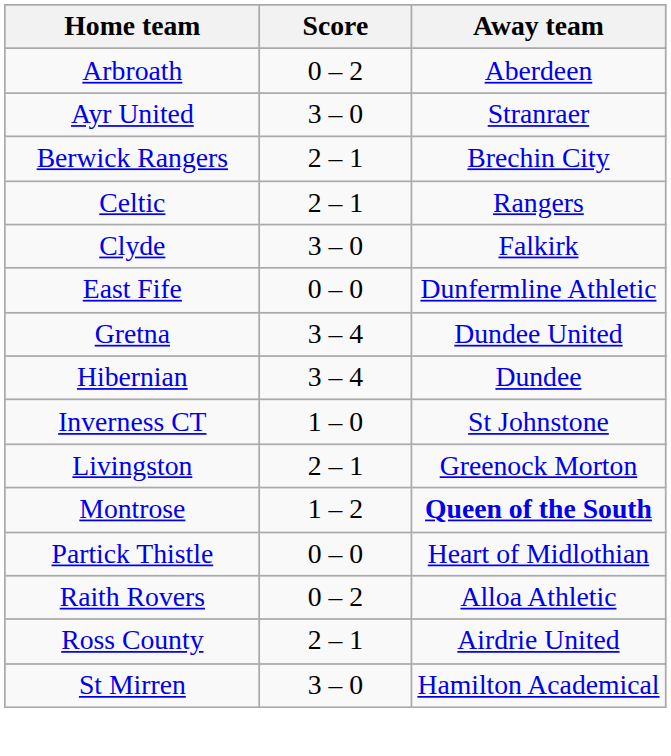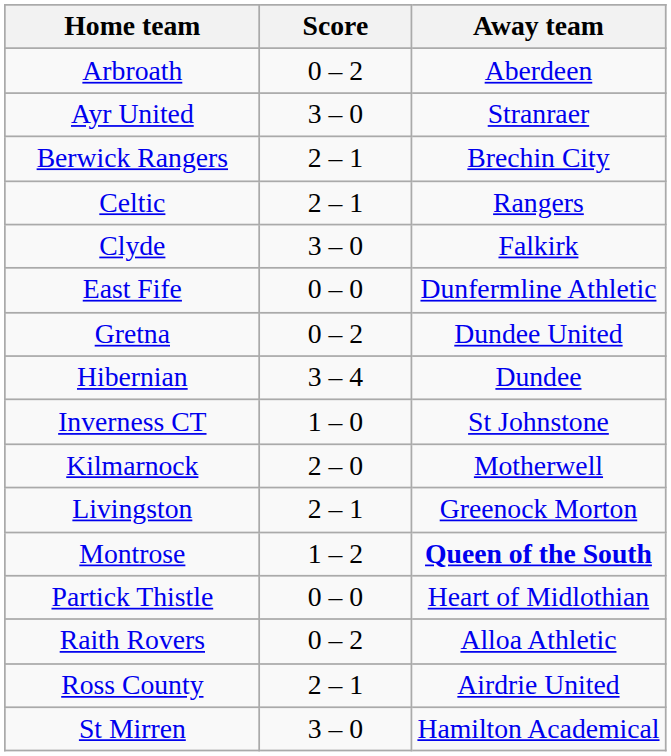(335, 333) 3 – 4 -> (335, 333) 0 – 2
+ row: (132, 465)
